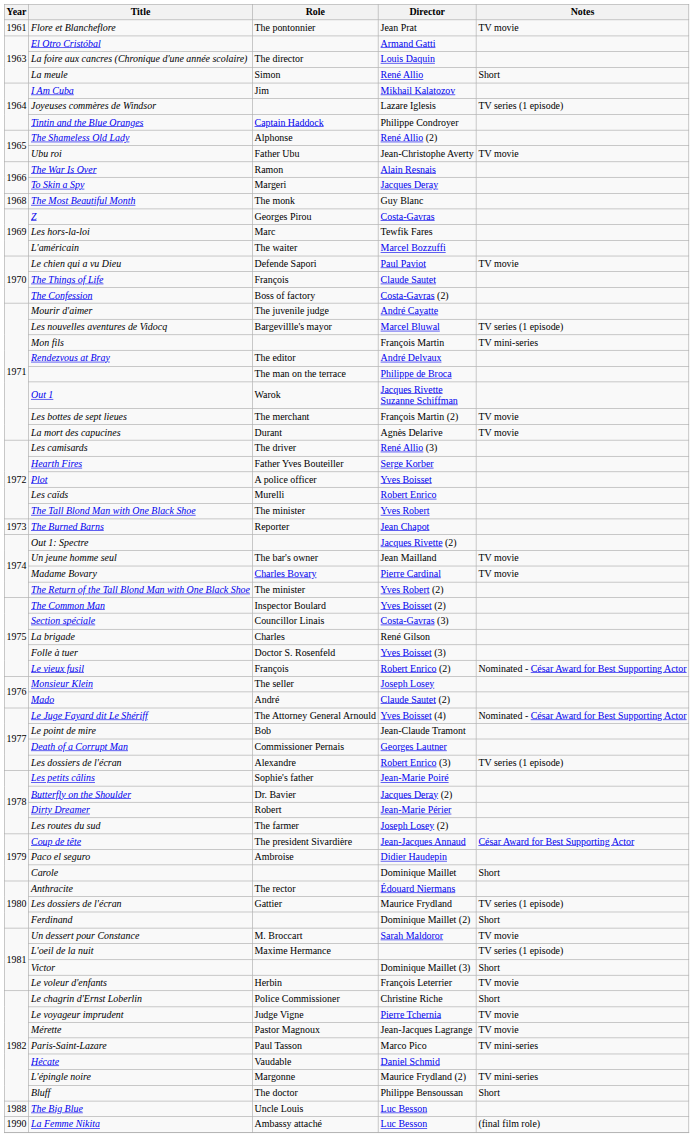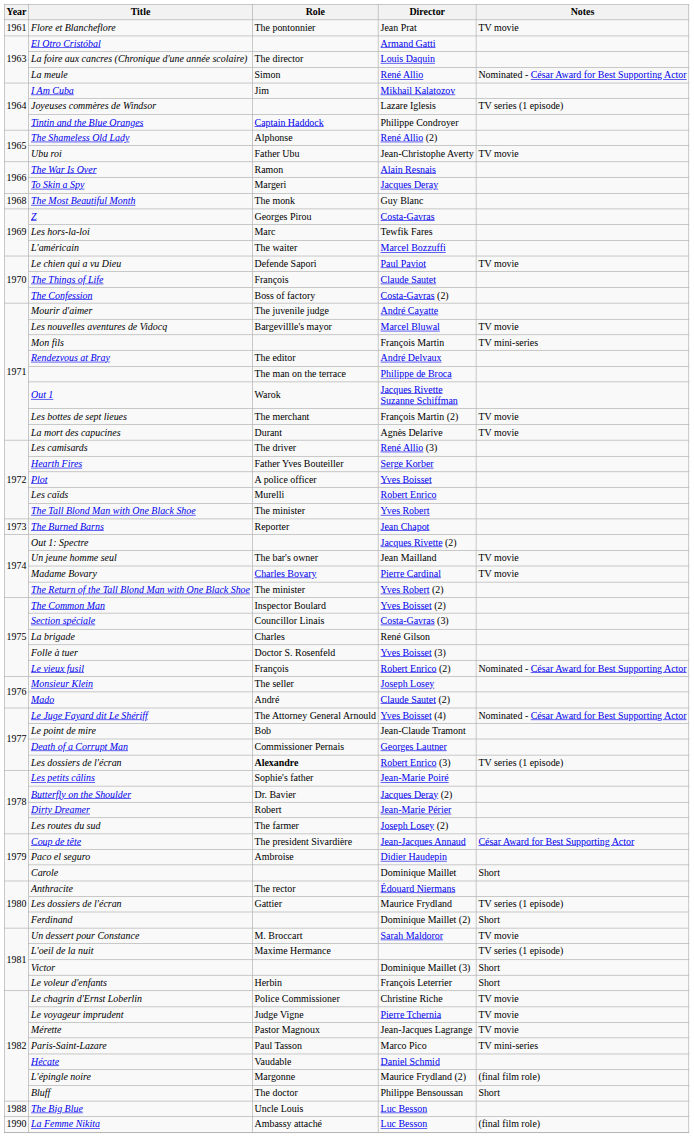(489, 75) Short -> (582, 75) Nominated - César Award for Best Supporting Actor
(521, 327) TV series (1 episode) -> (499, 327) TV movie
(275, 762) normal -> (276, 762) bold
(499, 983) TV movie -> (489, 983) Short
(489, 998) Short -> (499, 998) TV movie
(508, 1077) TV mini-series -> (509, 1077) (final film role)
